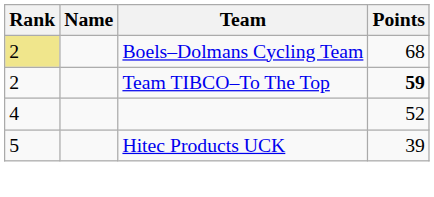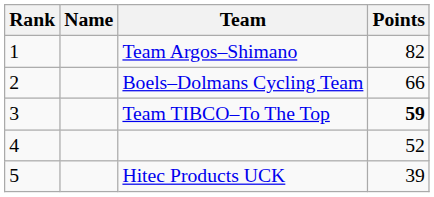+ row: (210, 51)
(14, 51) khaki background -> (14, 82) no background
(415, 51) 68 -> (415, 82) 66
(14, 82) 2 -> (14, 113) 3
